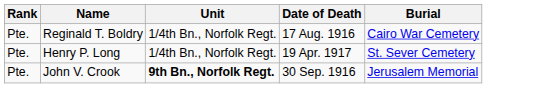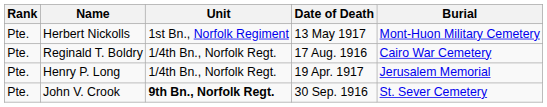+ row: (87, 33)
(421, 53) St. Sever Cemetery -> (435, 72) Jerusalem Memorial
(423, 72) Jerusalem Memorial -> (433, 92) St. Sever Cemetery
